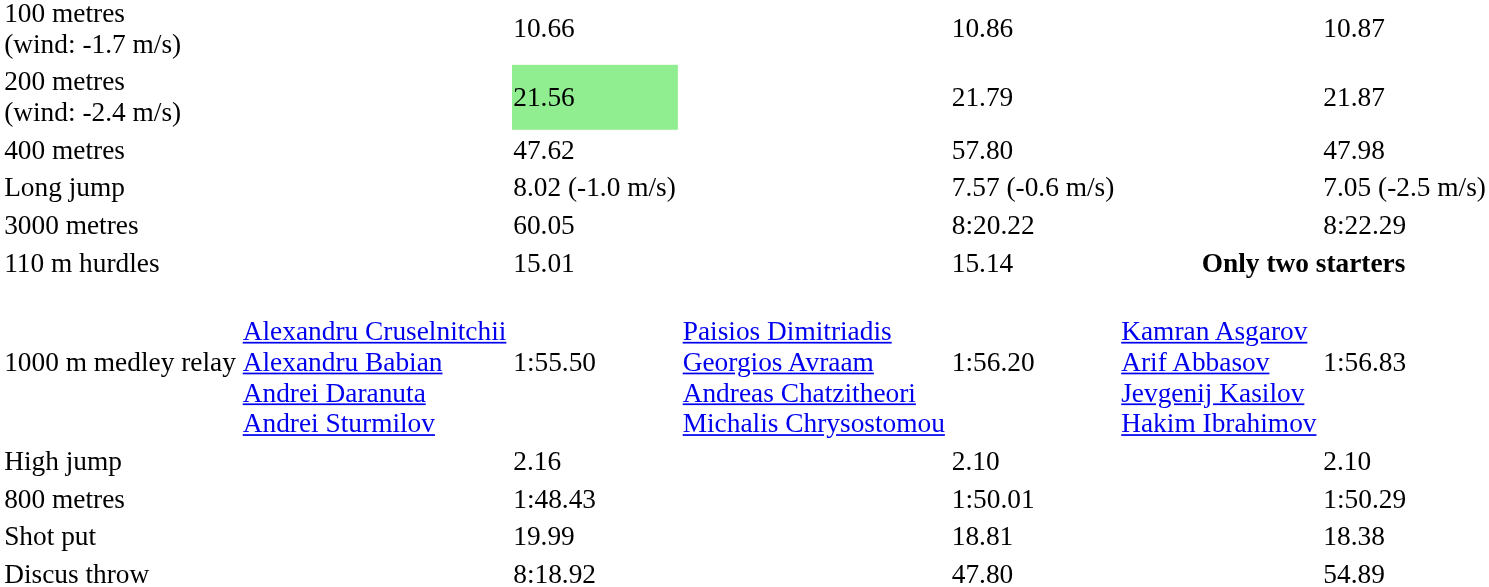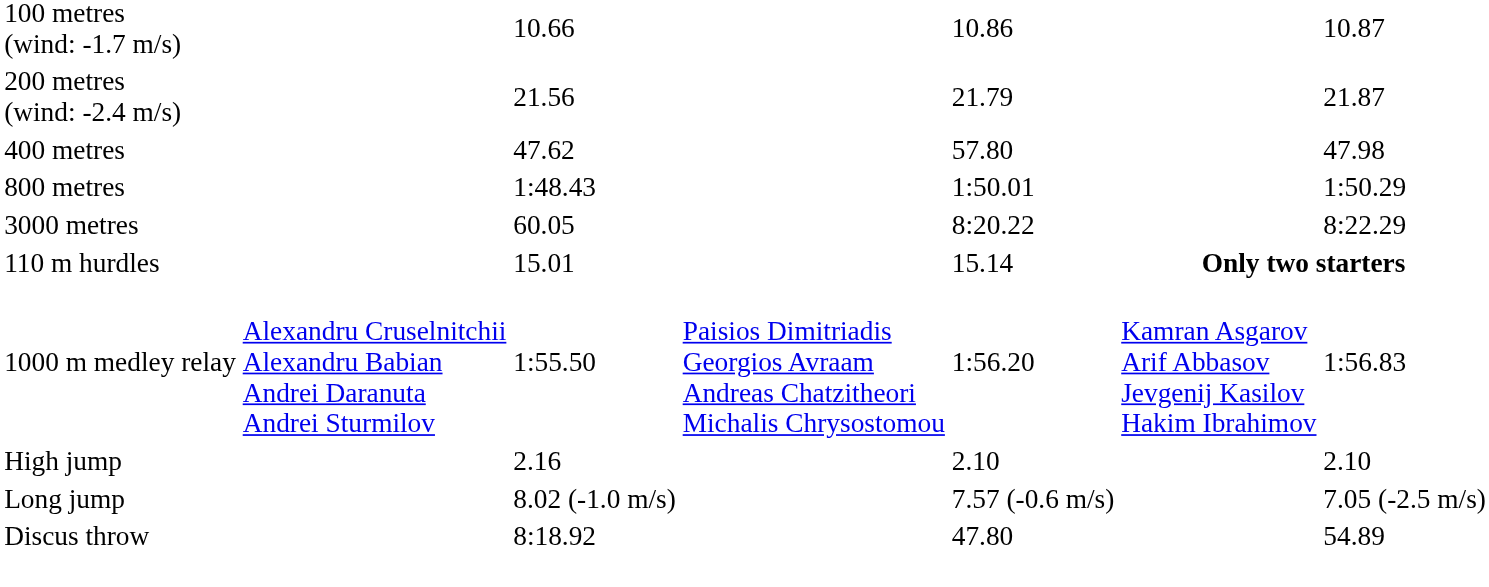(544, 96) lightgreen background -> (544, 96) no background
rows swapped: (65, 498) <-> (65, 187)
- row: (50, 536)
